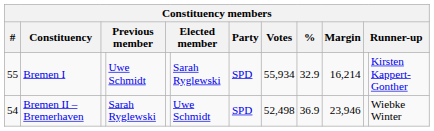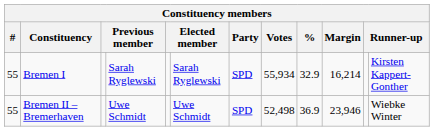(127, 74) Uwe Schmidt -> (132, 74) Sarah Ryglewski
(13, 110) 54 -> (13, 110) 55
(132, 110) Sarah Ryglewski -> (127, 110) Uwe Schmidt
